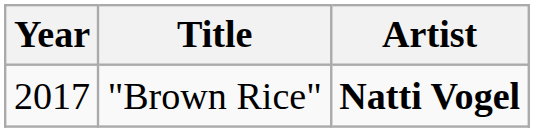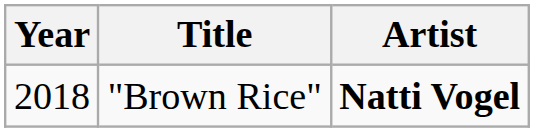(52, 95) 2017 -> (52, 95) 2018
